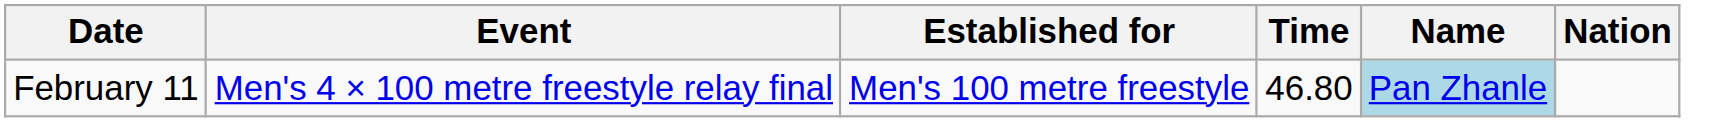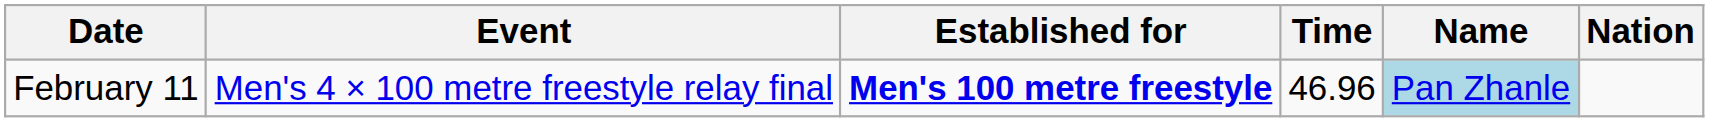(1049, 87) normal -> (1061, 87) bold
(1309, 87) 46.80 -> (1332, 87) 46.96
